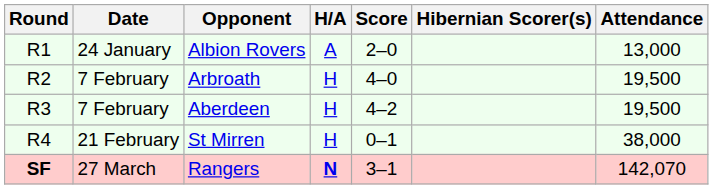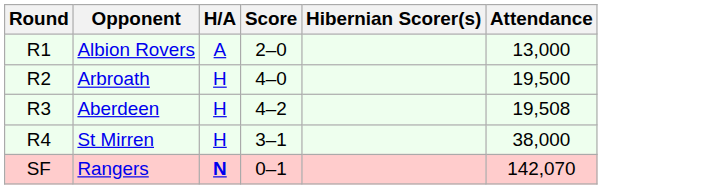- column: (128, 19)
(652, 109) 19,500 -> (541, 109) 19,508
(382, 139) 0–1 -> (271, 139) 3–1
(39, 169) bold -> (39, 169) normal
(382, 169) 3–1 -> (271, 169) 0–1
